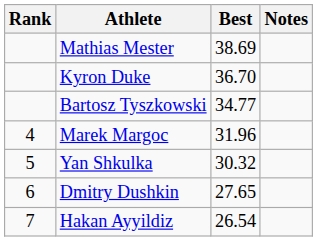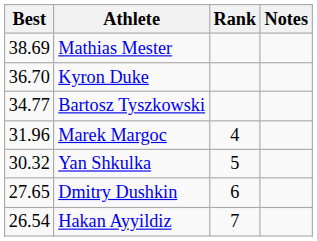columns swapped: (30, 18) <-> (236, 18)
